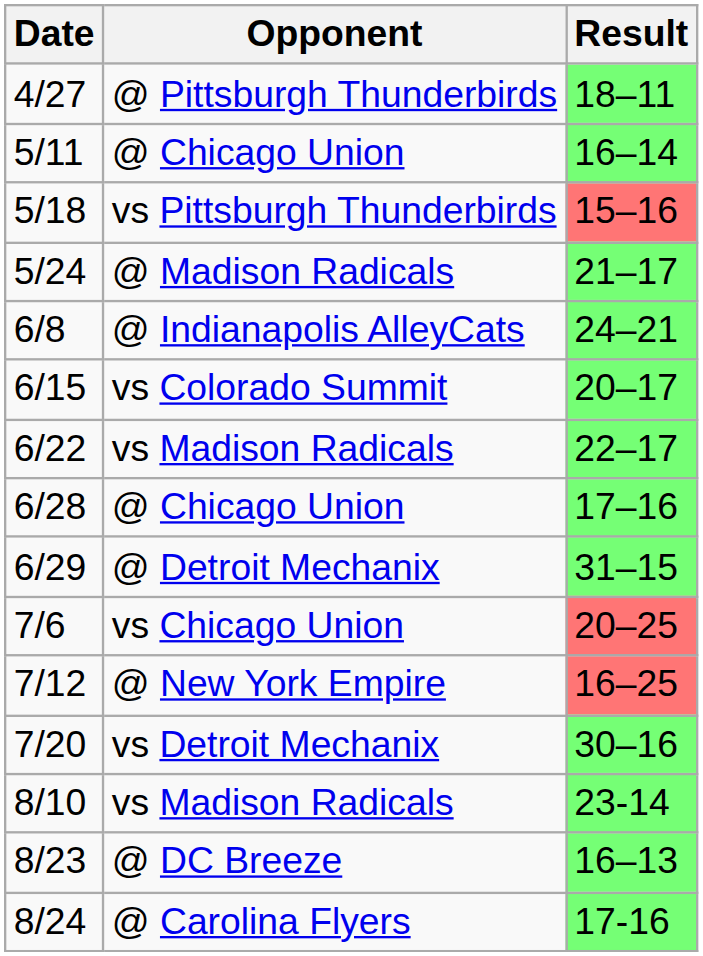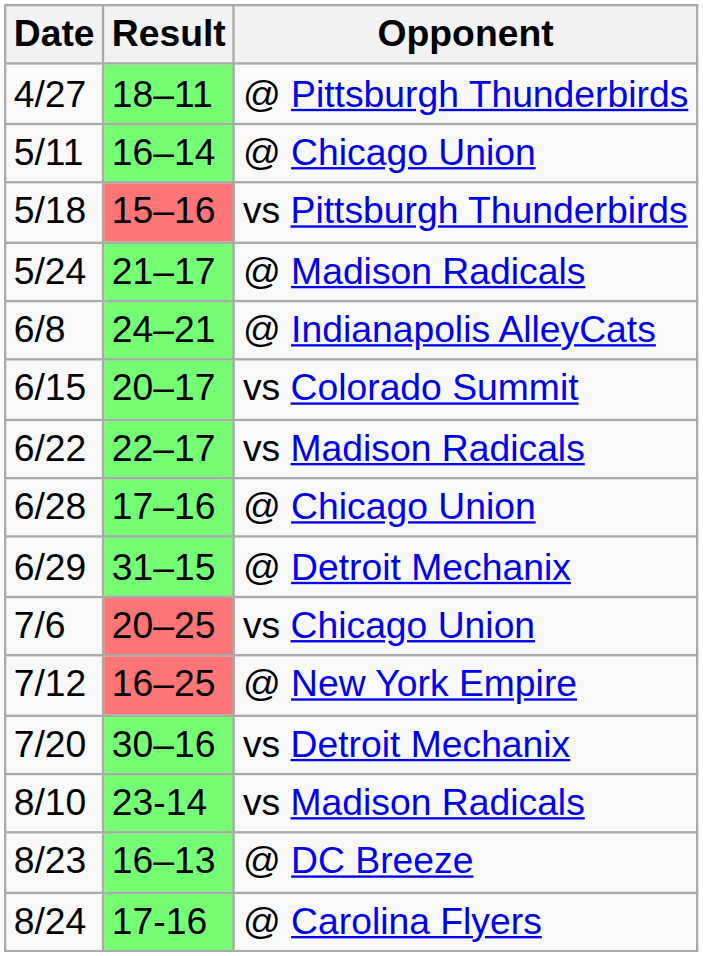columns swapped: (334, 34) <-> (631, 34)
